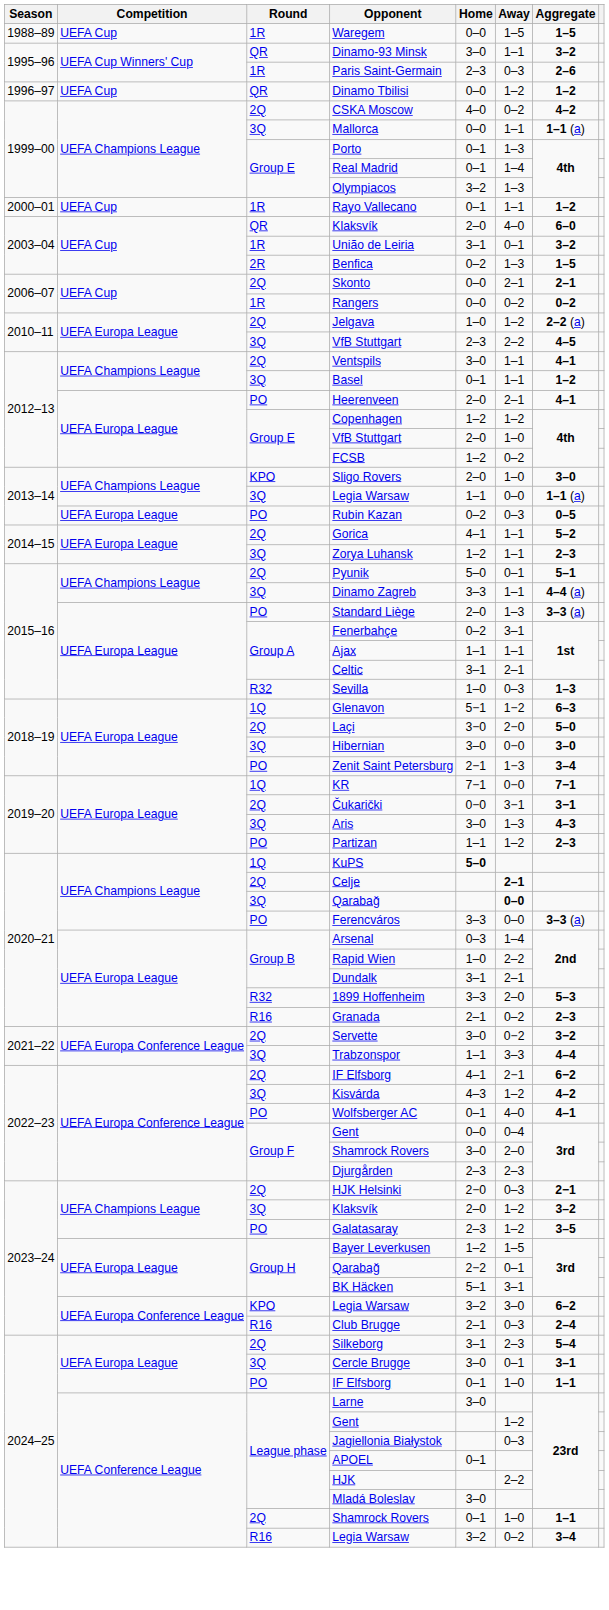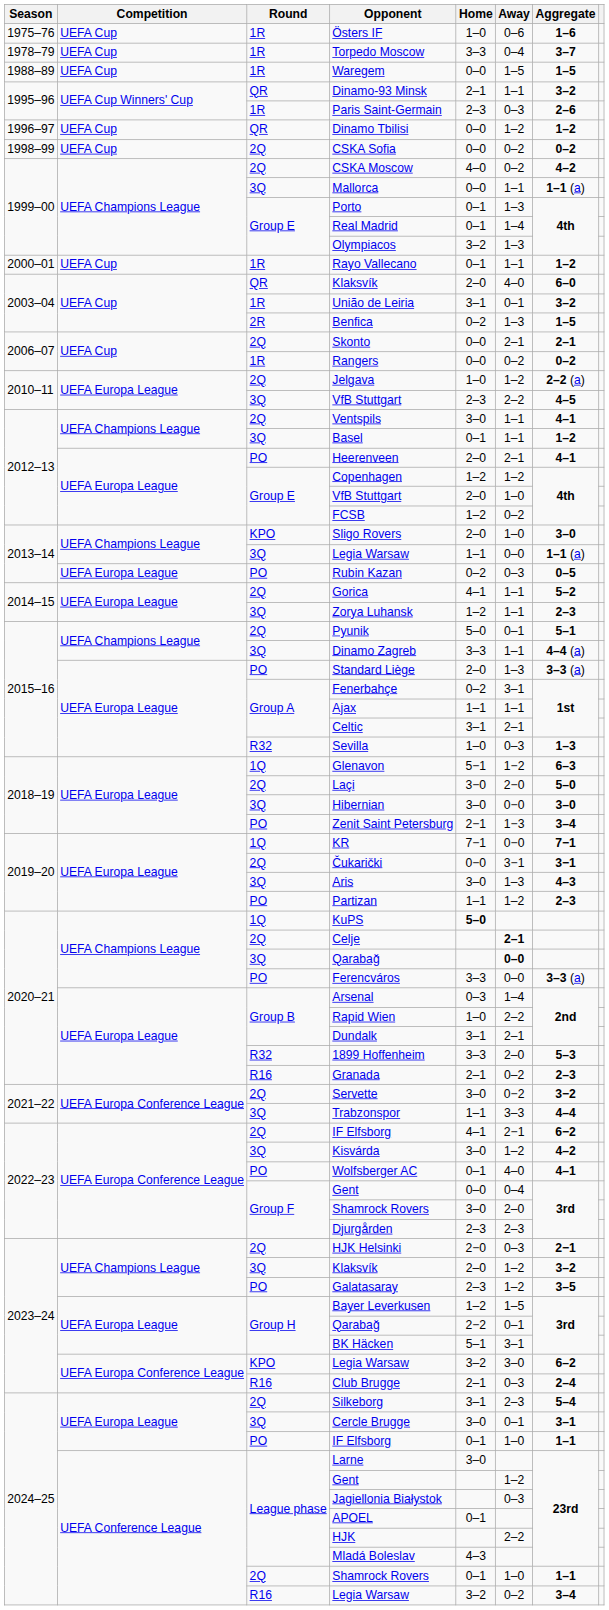+ row: (31, 33)
+ row: (31, 52)
(476, 52) 3–0 -> (476, 91) 2–1
+ row: (31, 149)
(476, 1094) 4–3 -> (476, 1151) 3–0
(476, 1499) 3–0 -> (476, 1556) 4–3
